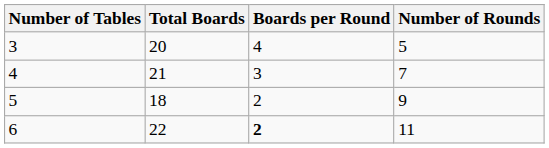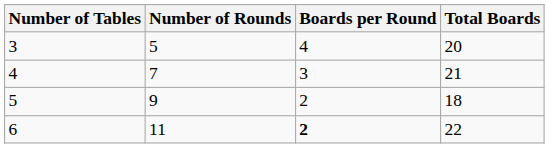columns swapped: (469, 18) <-> (197, 18)
